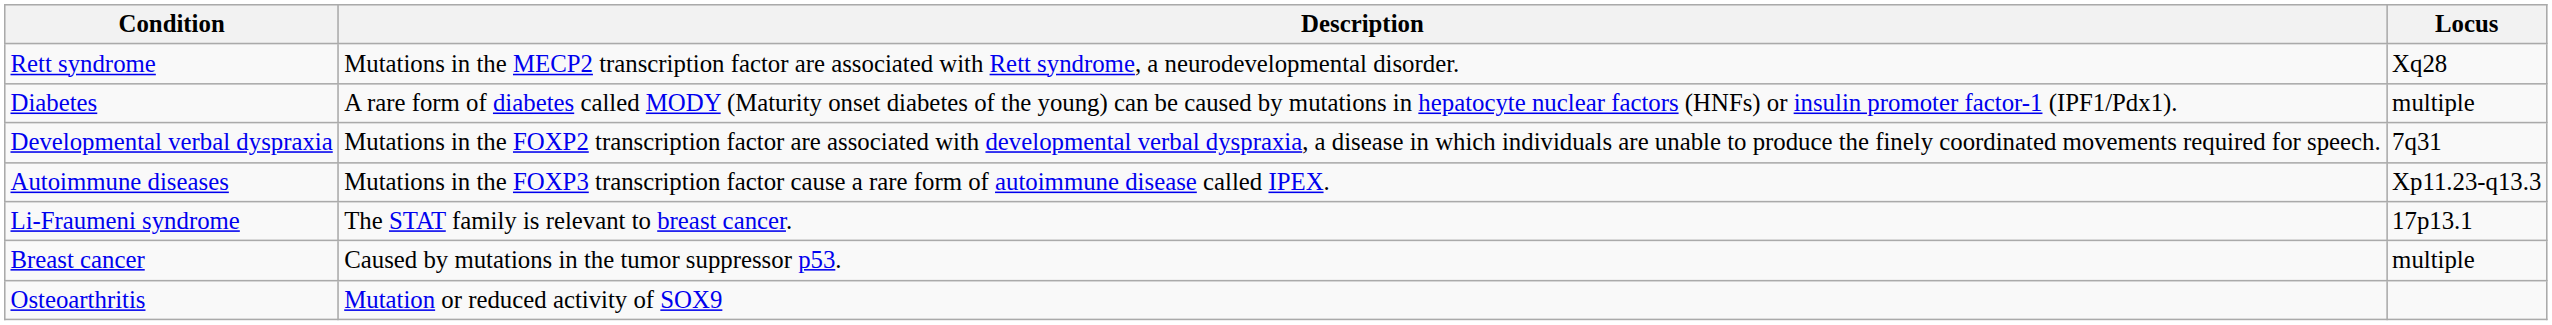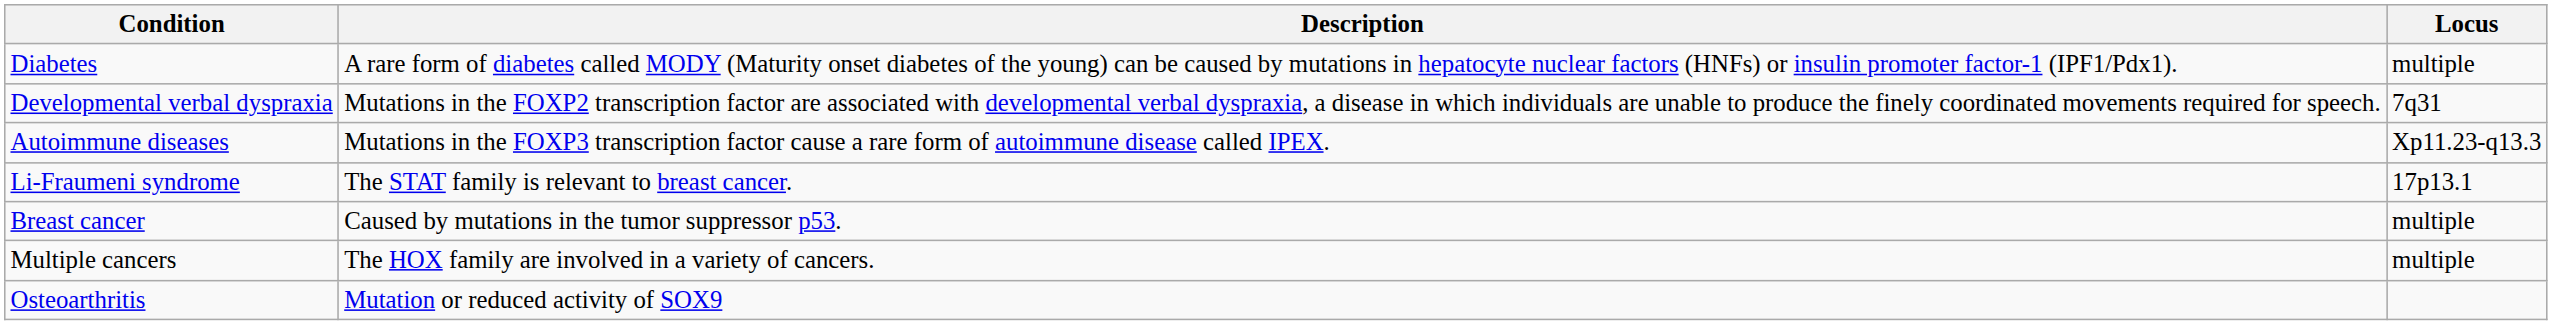- row: (83, 63)
+ row: (93, 260)
